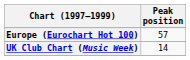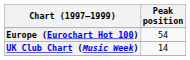(163, 35) 57 -> (163, 35) 54
